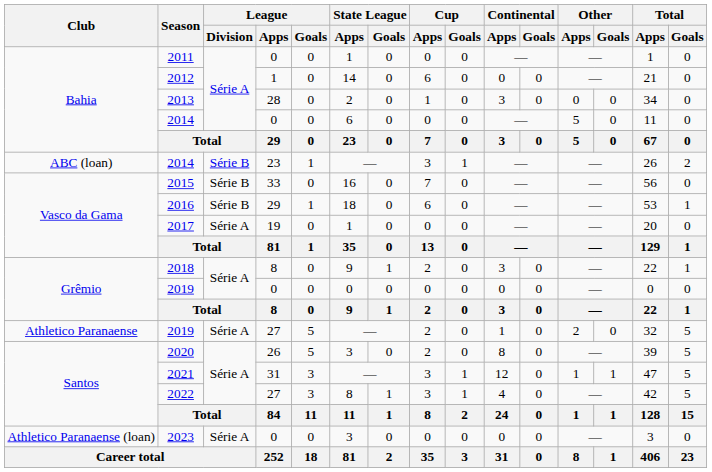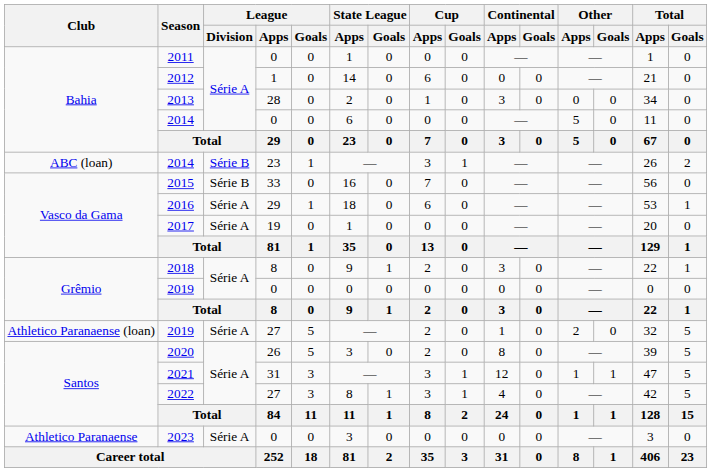(230, 204) Série B -> (230, 204) Série A
(81, 330) Athletico Paranaense -> (81, 330) Athletico Paranaense (loan)
(81, 436) Athletico Paranaense (loan) -> (81, 436) Athletico Paranaense
